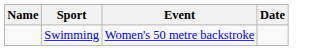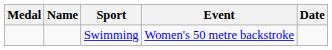+ column: (24, 14)
